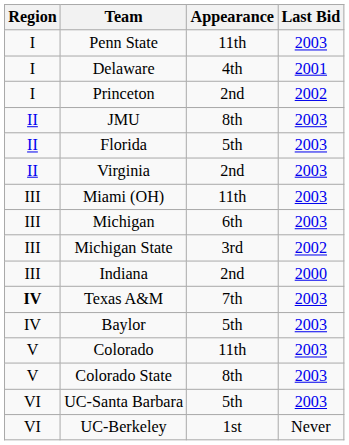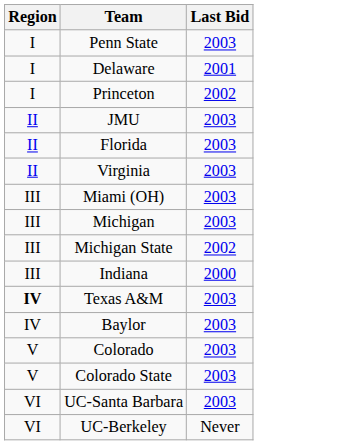- column: (232, 17)
